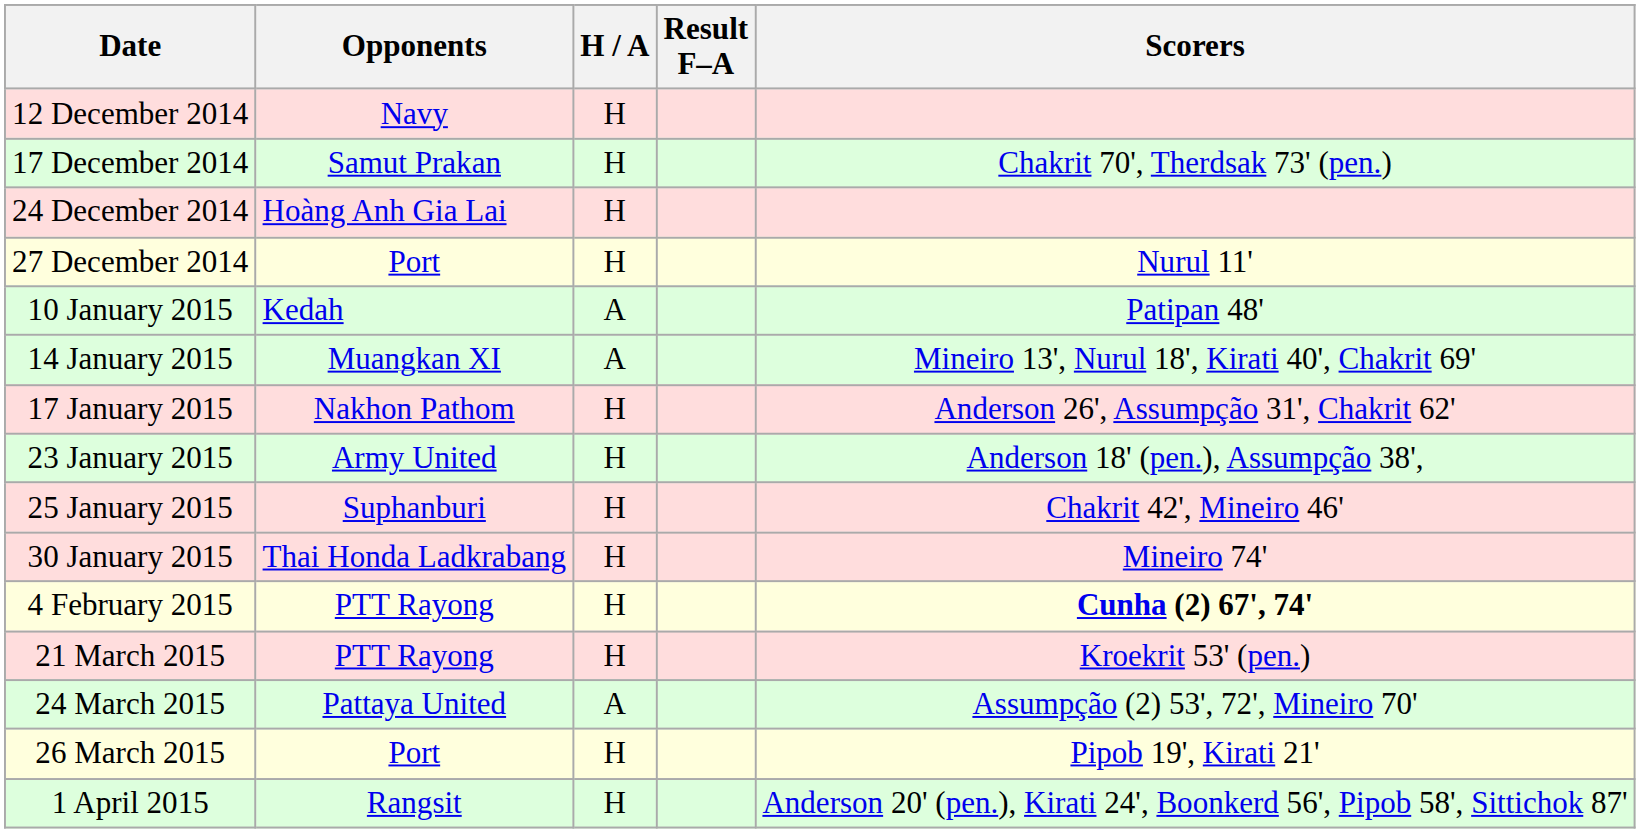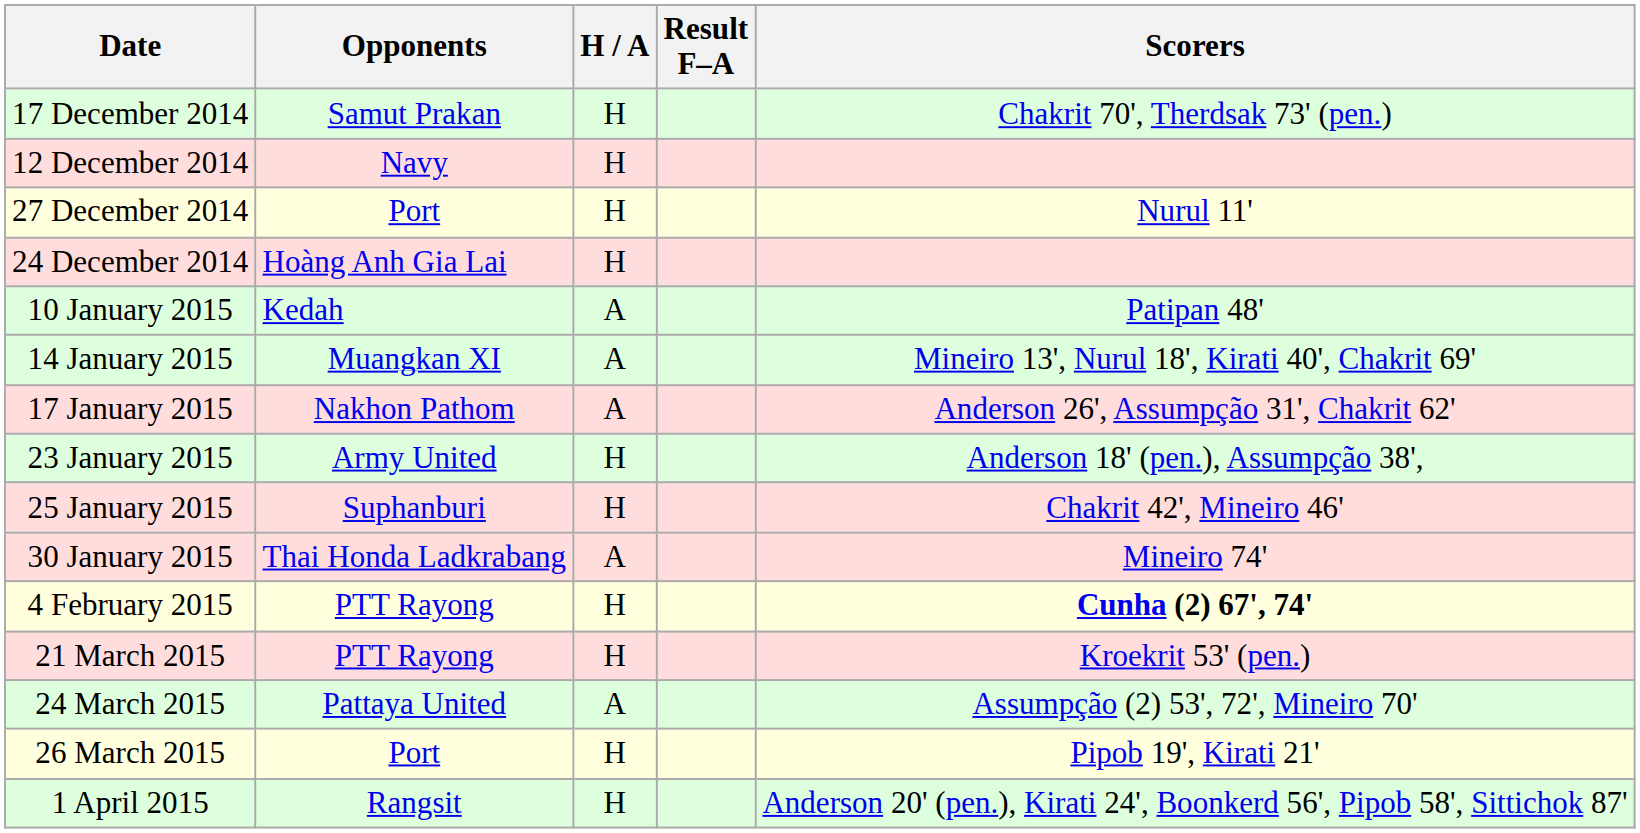rows swapped: (130, 113) <-> (130, 162)
rows swapped: (130, 211) <-> (130, 260)
(615, 408) H -> (615, 408) A
(615, 556) H -> (615, 556) A
